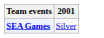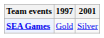+ column: (64, 12)
